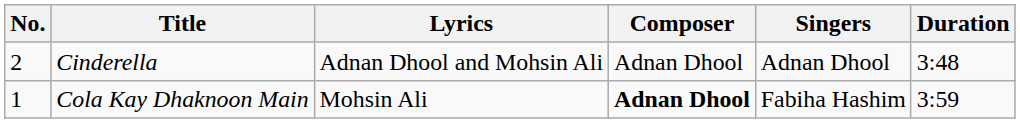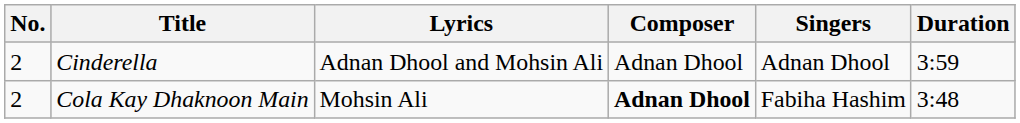(938, 61) 3:48 -> (938, 61) 3:59
(16, 99) 1 -> (16, 99) 2
(938, 99) 3:59 -> (938, 99) 3:48
